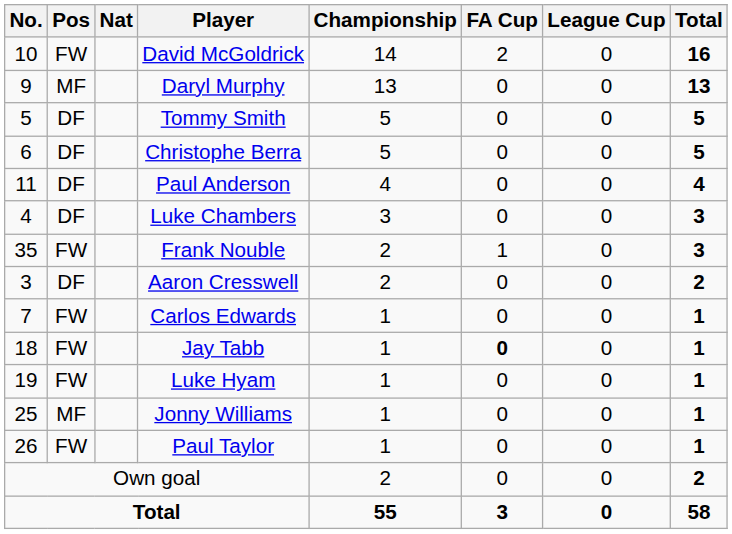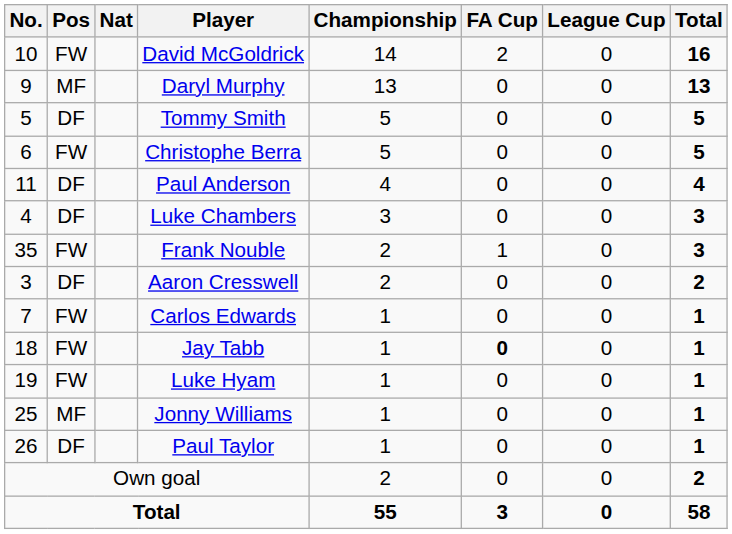(71, 151) DF -> (71, 151) FW
(71, 446) FW -> (71, 446) DF
